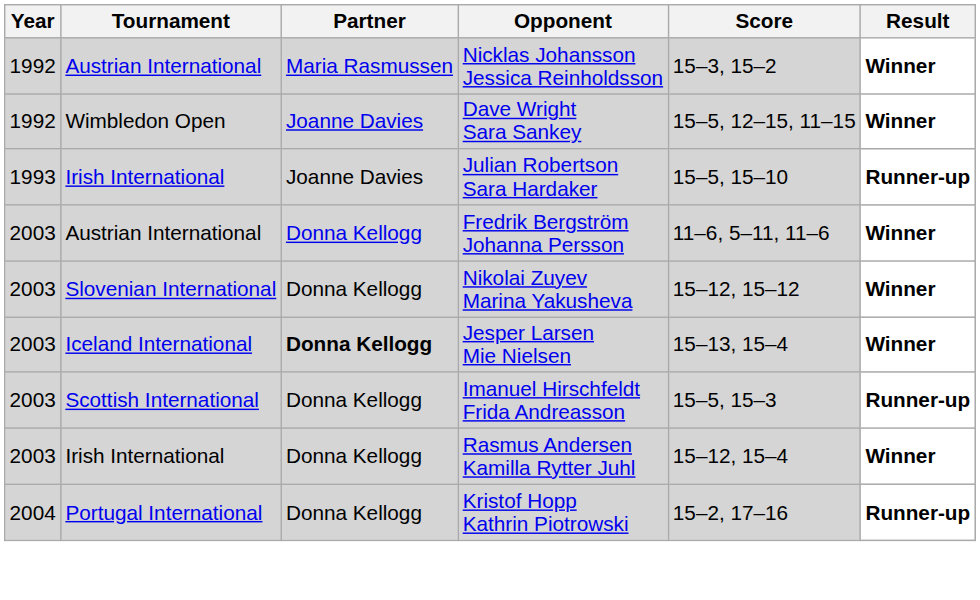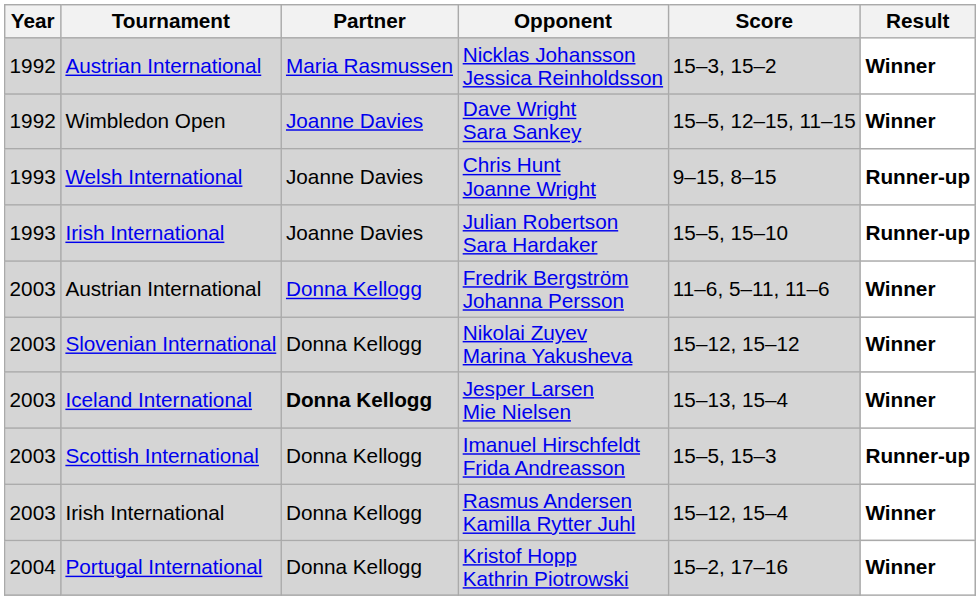+ row: (529, 177)
(918, 512) Runner-up -> (900, 568) Winner
